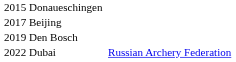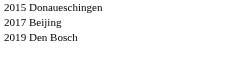- row: (30, 52)
